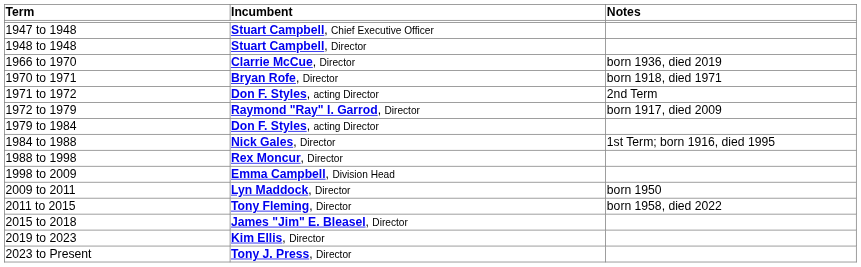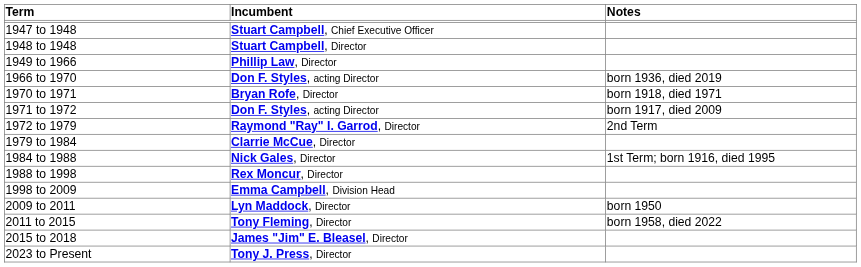+ row: (41, 62)
(293, 62) Clarrie McCue, Director -> (305, 78) Don F. Styles, acting Director
(632, 94) 2nd Term -> (664, 110) born 1917, died 2009
(664, 110) born 1917, died 2009 -> (632, 126) 2nd Term
(305, 126) Don F. Styles, acting Director -> (293, 142) Clarrie McCue, Director
- row: (41, 238)
